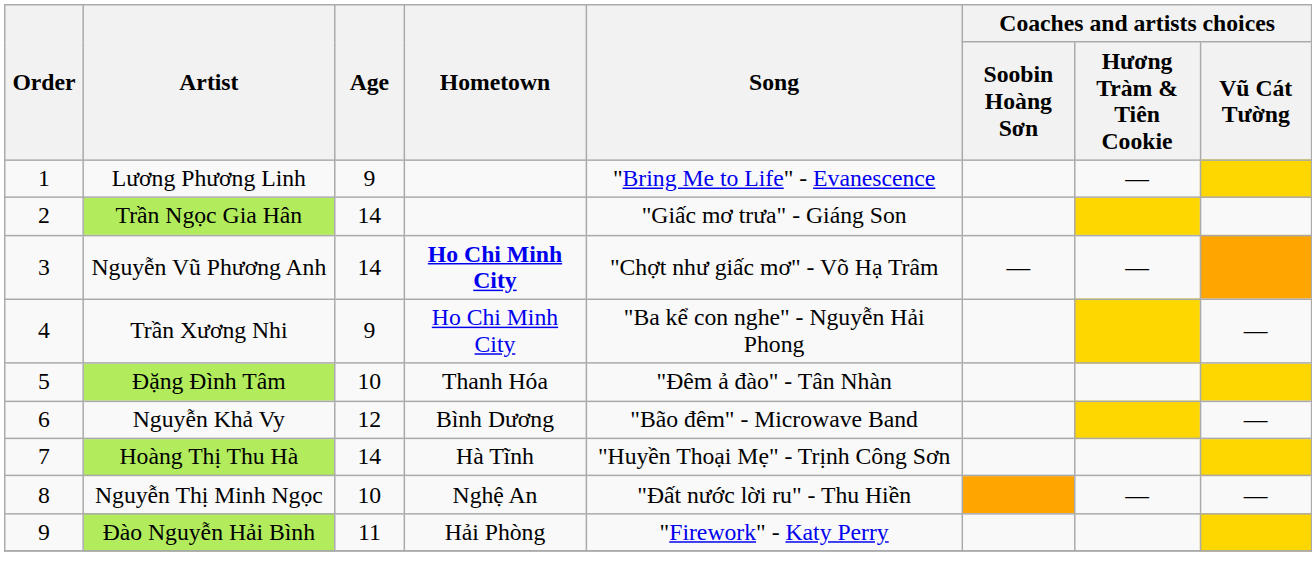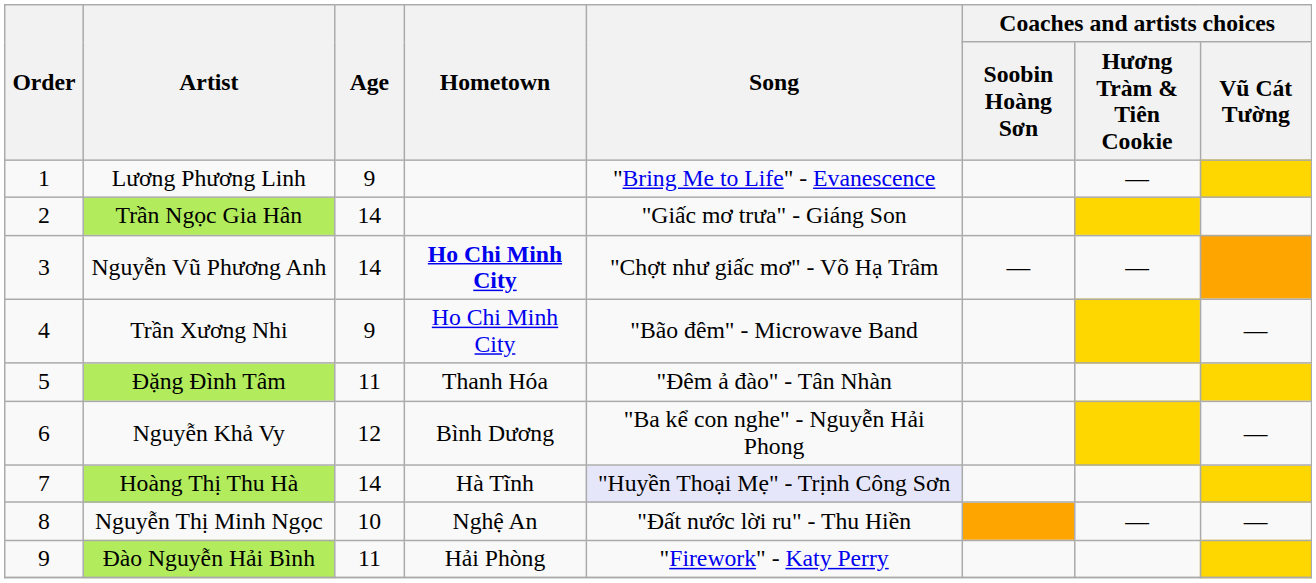(774, 330) "Ba kể con nghe" - Nguyễn Hải Phong -> (774, 330) "Bão đêm" - Microwave Band
(369, 381) 10 -> (369, 381) 11
(774, 419) "Bão đêm" - Microwave Band -> (774, 432) "Ba kể con nghe" - Nguyễn Hải Phong
(774, 456) no background -> (774, 483) lavender background
